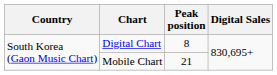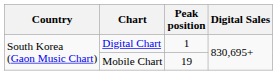(186, 43) 8 -> (186, 43) 1
(186, 61) 21 -> (186, 61) 19
